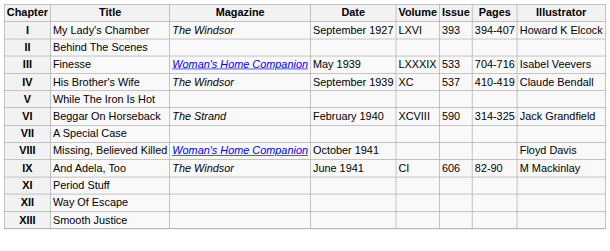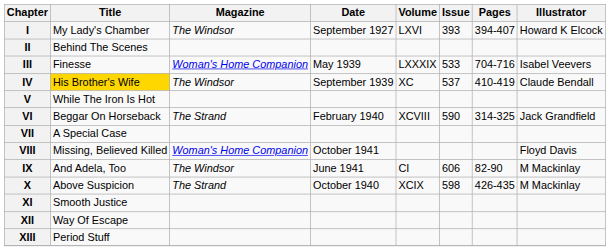(96, 82) no background -> (96, 82) gold background
+ row: (27, 185)
(81, 185) Period Stuff -> (90, 202) Smooth Justice
(90, 220) Smooth Justice -> (81, 237) Period Stuff
